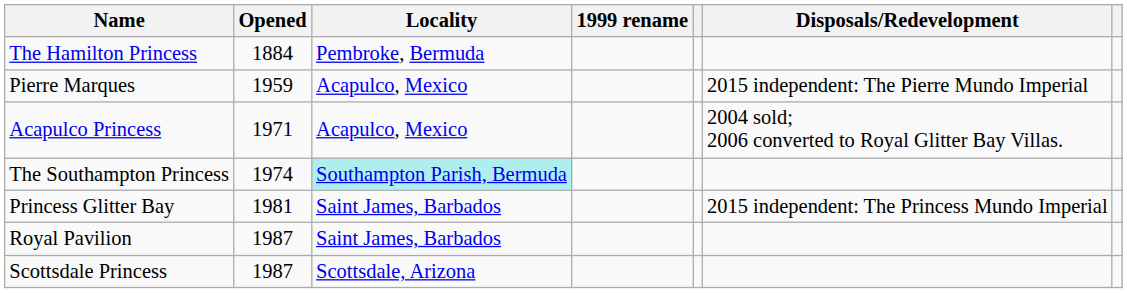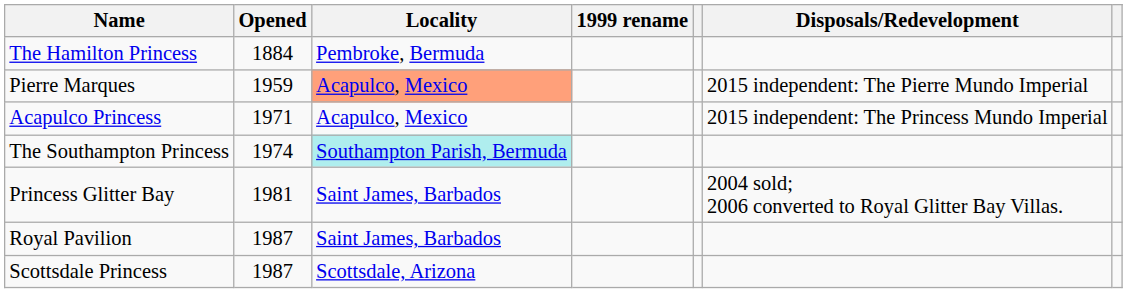(392, 85) no background -> (392, 85) lightsalmon background
(885, 129) 2004 sold; 2006 converted to Royal Glitter Bay Villas. -> (907, 118) 2015 independent: The Princess Mundo Imperial
(907, 206) 2015 independent: The Princess Mundo Imperial -> (885, 194) 2004 sold; 2006 converted to Royal Glitter Bay Villas.
